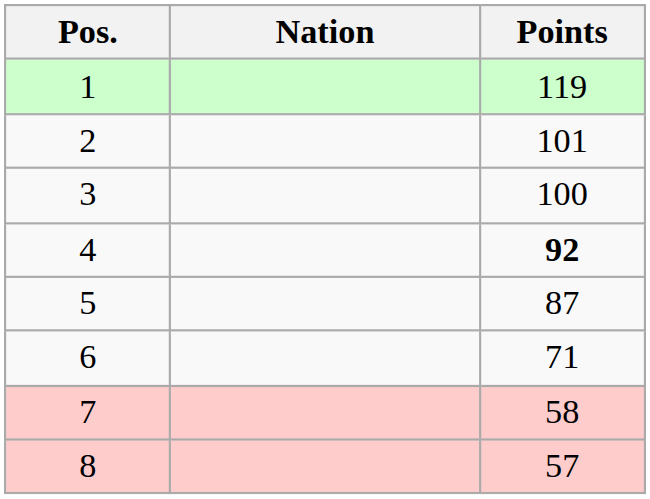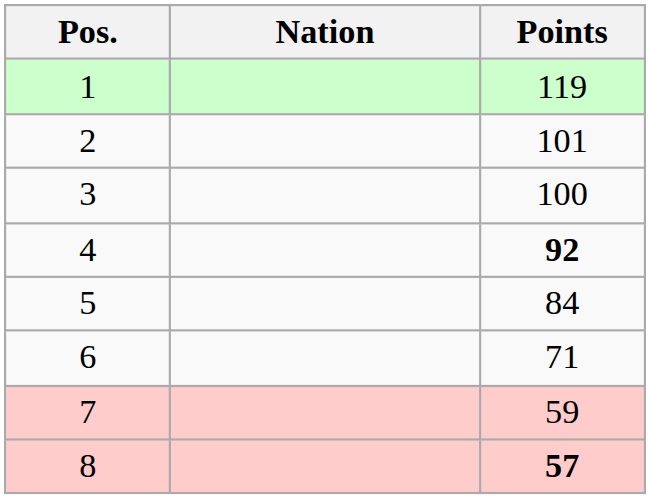(562, 303) 87 -> (562, 303) 84
(562, 411) 58 -> (562, 411) 59
(562, 466) normal -> (562, 466) bold
